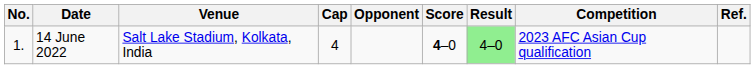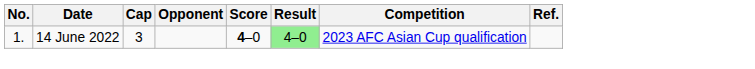- column: (219, 15)
(335, 44) 4 -> (139, 37) 3
